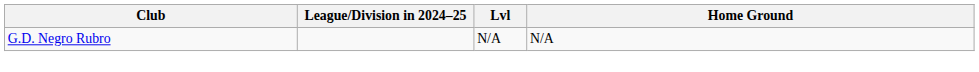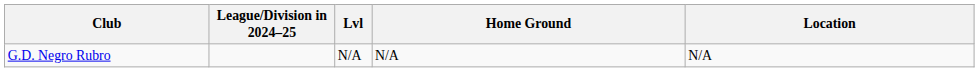+ column: (830, 24)
